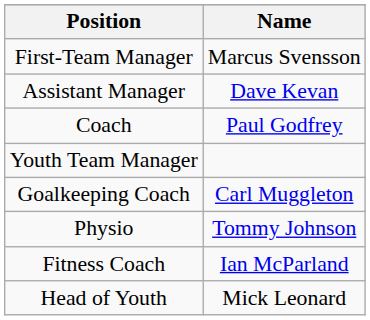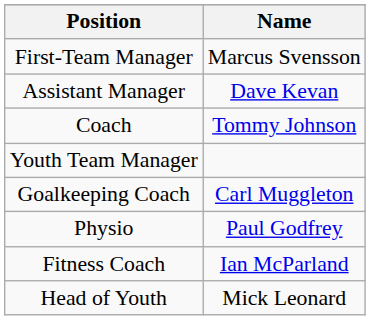(284, 125) Paul Godfrey -> (284, 125) Tommy Johnson
(284, 228) Tommy Johnson -> (284, 228) Paul Godfrey
